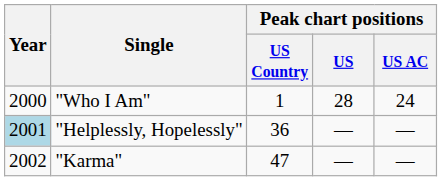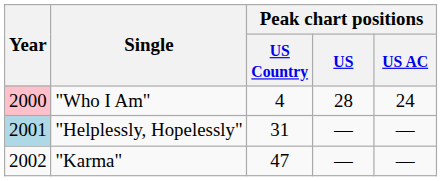(28, 100) no background -> (28, 100) pink background
(280, 100) 1 -> (280, 100) 4
(280, 130) 36 -> (280, 130) 31
